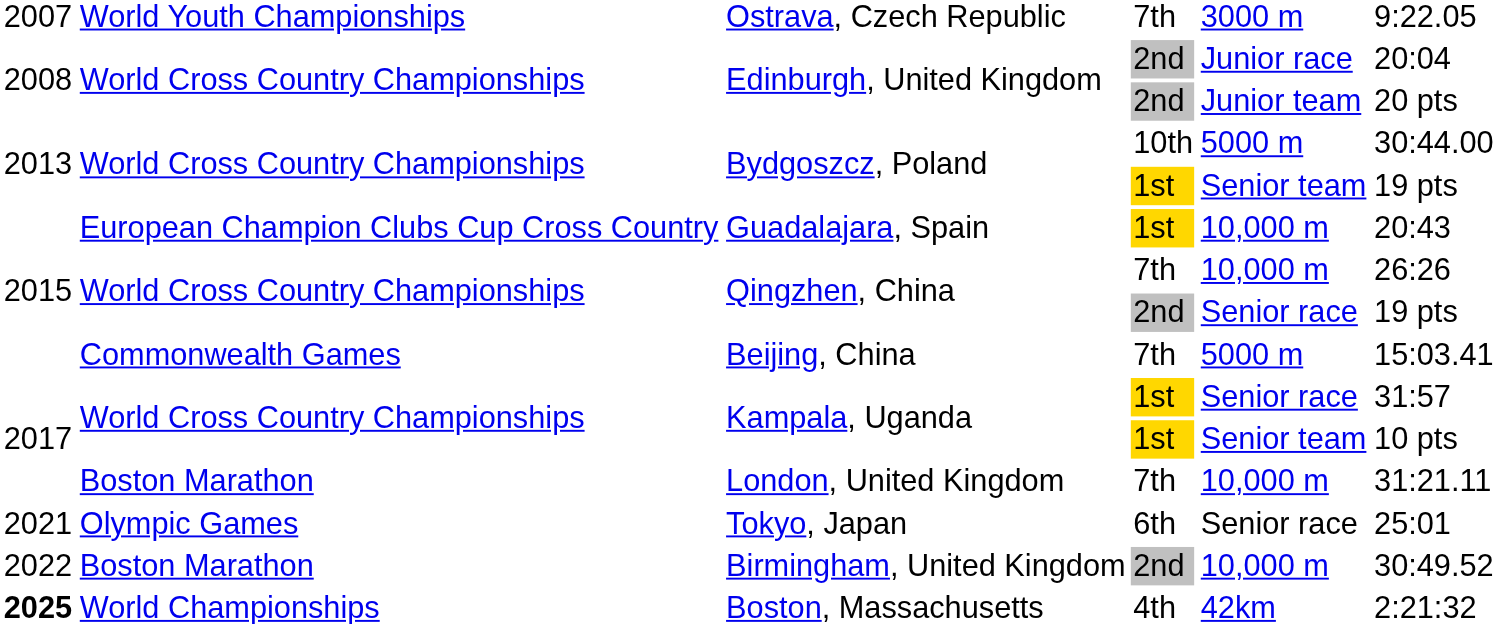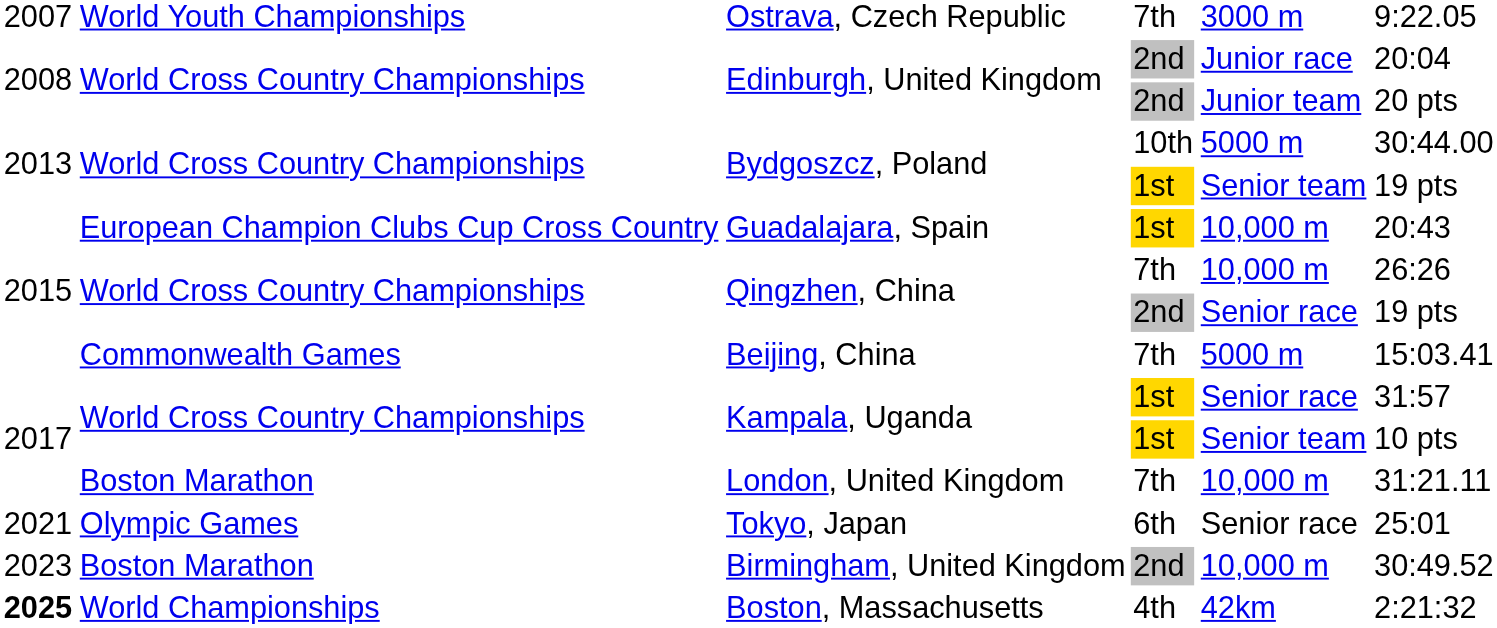(38, 565) 2022 -> (38, 565) 2023
